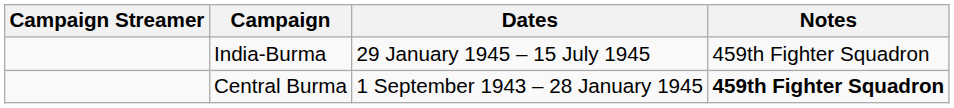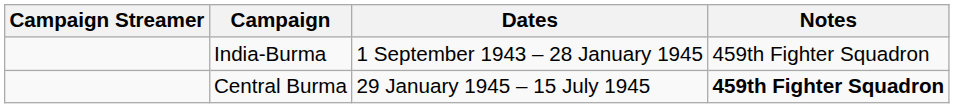(503, 53) 29 January 1945 – 15 July 1945 -> (530, 53) 1 September 1943 – 28 January 1945
(530, 86) 1 September 1943 – 28 January 1945 -> (503, 86) 29 January 1945 – 15 July 1945
